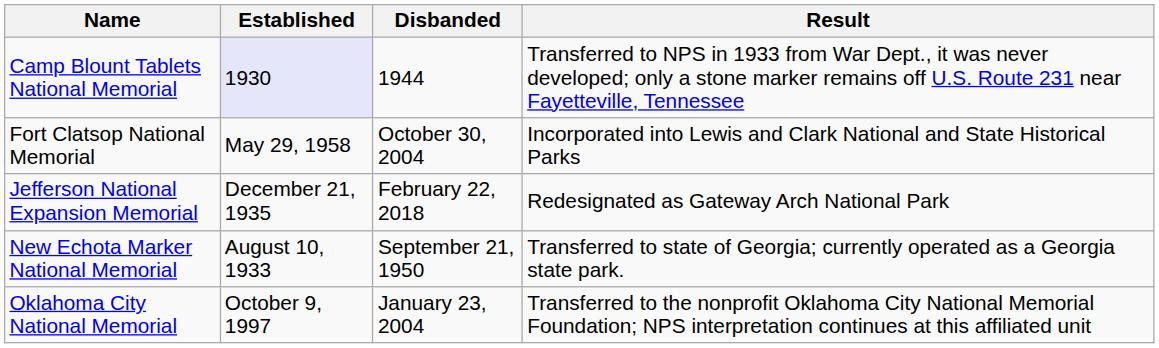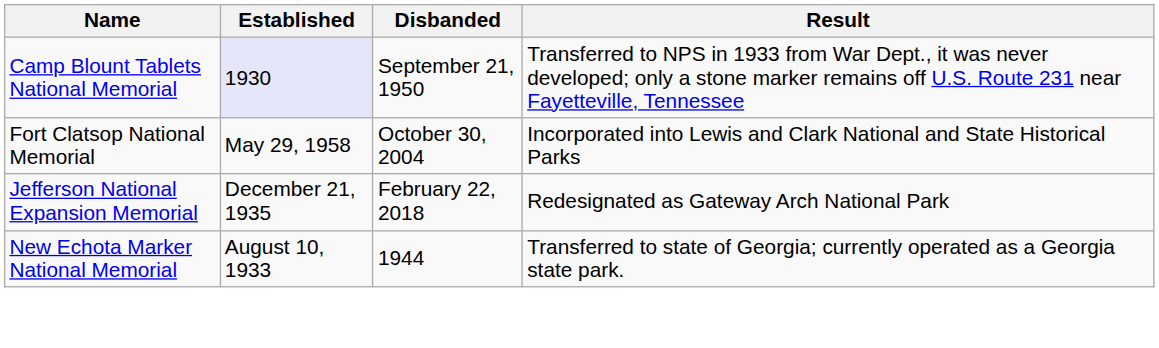(401, 77) 1944 -> (446, 77) September 21, 1950
(446, 258) September 21, 1950 -> (401, 258) 1944
- row: (93, 314)
